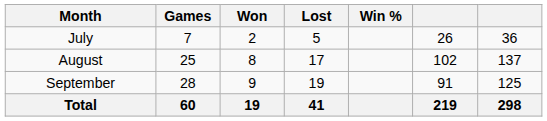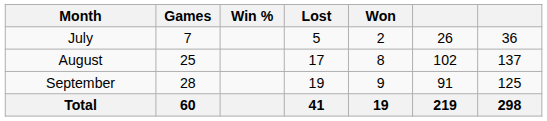columns swapped: (252, 16) <-> (381, 16)
